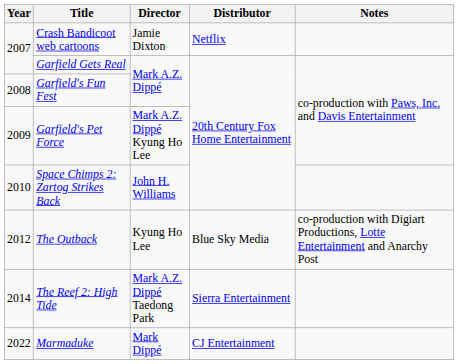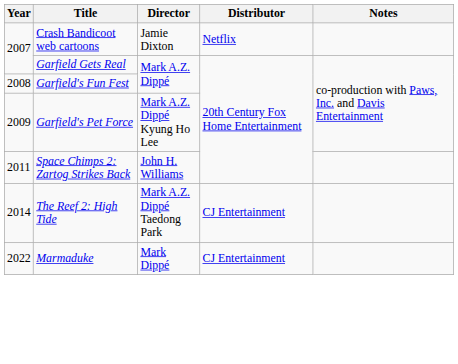(19, 187) 2010 -> (19, 167) 2011
- row: (67, 239)
(241, 298) Sierra Entertainment -> (244, 213) CJ Entertainment
